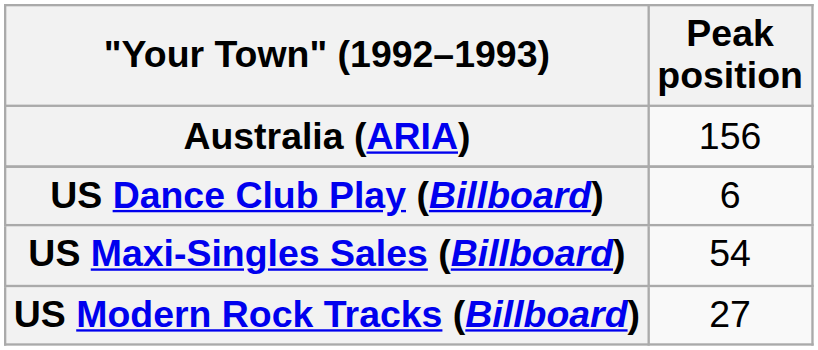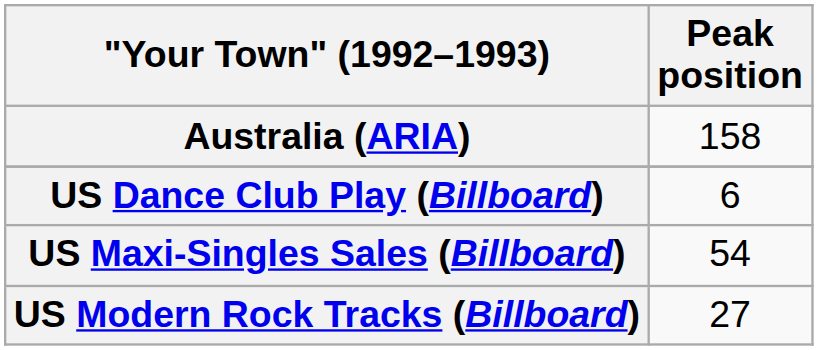(730, 135) 156 -> (730, 135) 158
